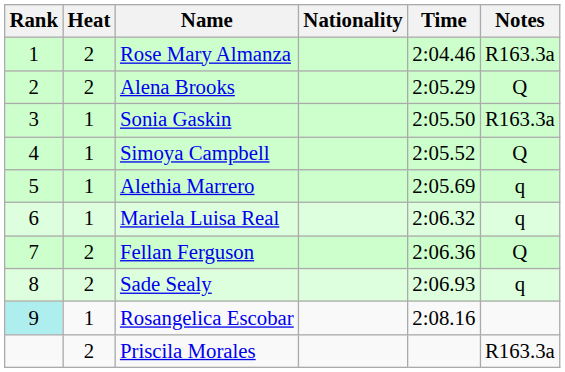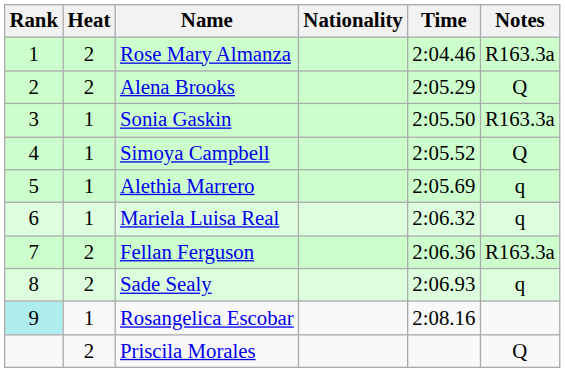(520, 251) Q -> (520, 251) R163.3a
(520, 350) R163.3a -> (520, 350) Q
